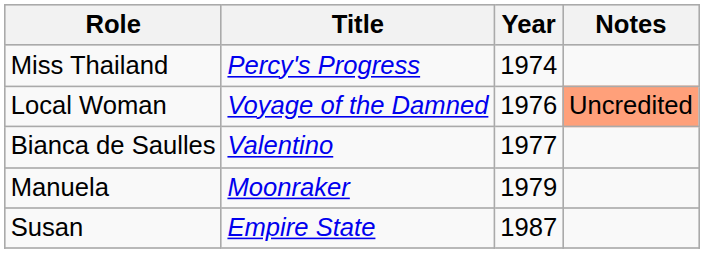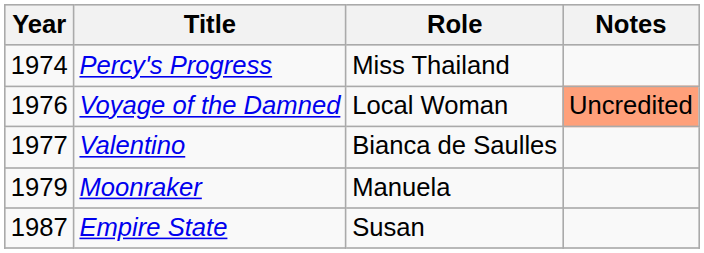columns swapped: (529, 24) <-> (113, 24)
